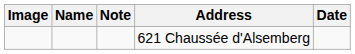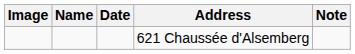columns swapped: (332, 15) <-> (115, 15)
